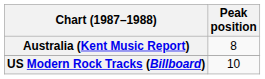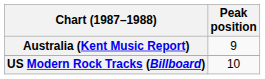(234, 45) 8 -> (234, 45) 9
